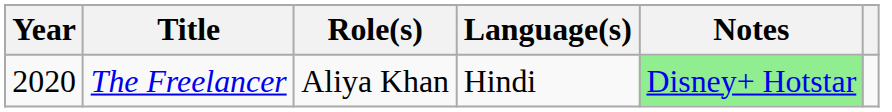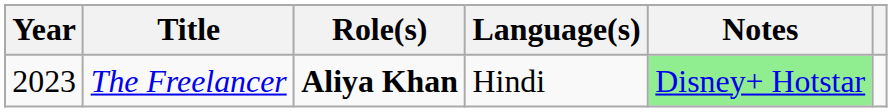(44, 80) 2020 -> (44, 80) 2023
(375, 80) normal -> (380, 80) bold
